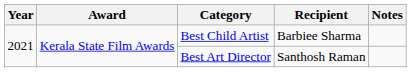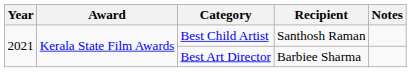(319, 35) Barbiee Sharma -> (321, 35) Santhosh Raman
(321, 56) Santhosh Raman -> (319, 56) Barbiee Sharma
